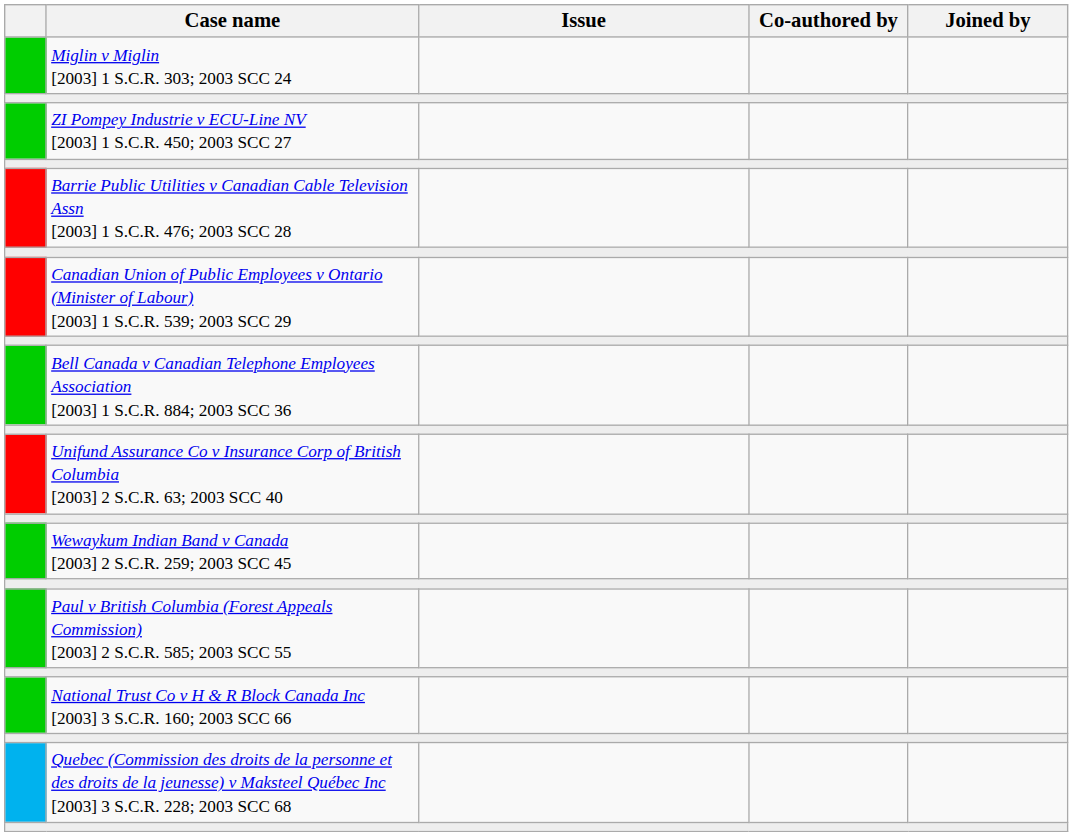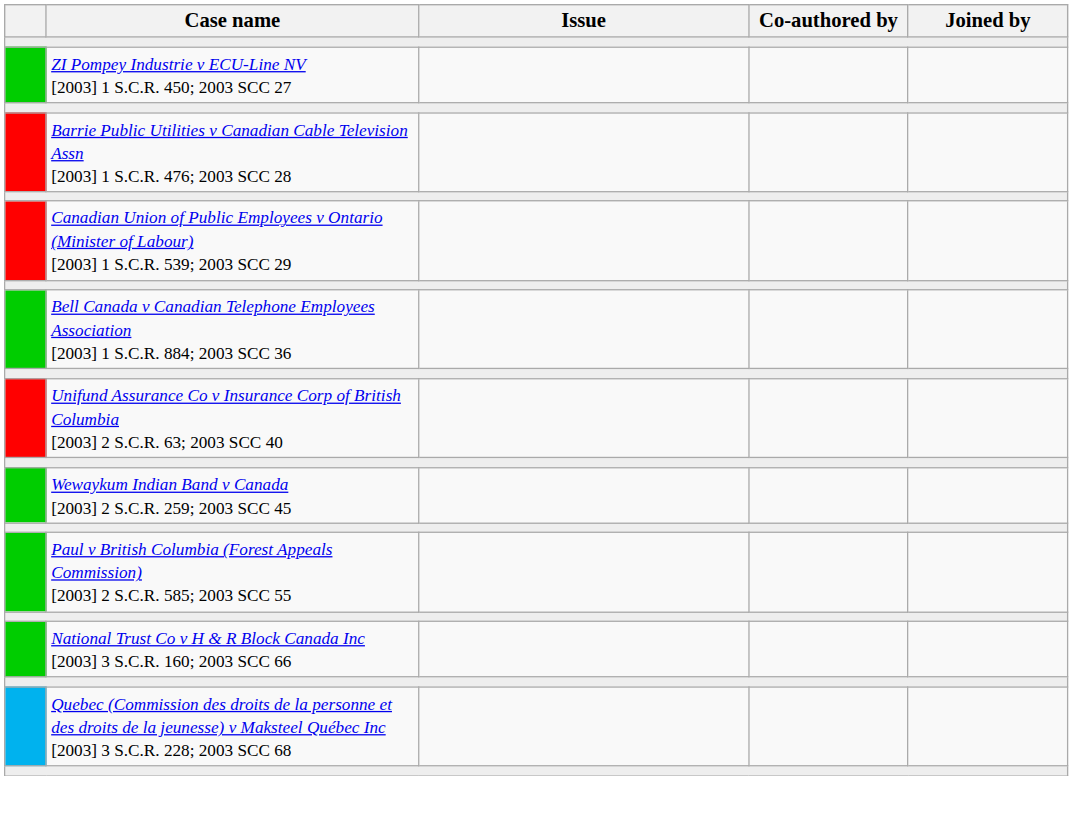- row: (26, 65)
